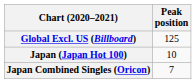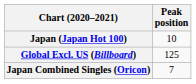rows swapped: (78, 39) <-> (78, 54)
